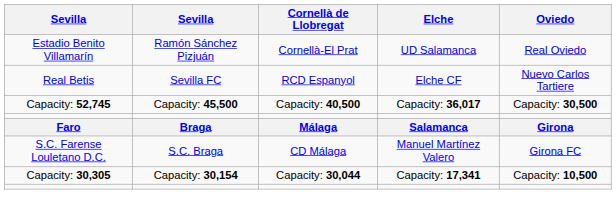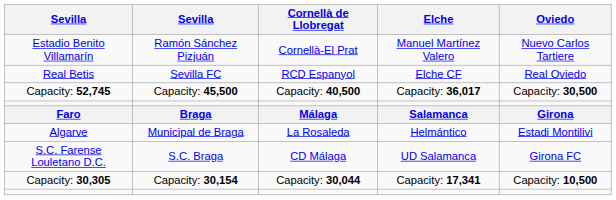(438, 50) UD Salamanca -> (438, 50) Manuel Martínez Valero
(555, 50) Real Oviedo -> (555, 50) Nuevo Carlos Tartiere
(555, 80) Nuevo Carlos Tartiere -> (555, 74) Real Oviedo
+ row: (69, 132)
(438, 151) Manuel Martínez Valero -> (438, 156) UD Salamanca
